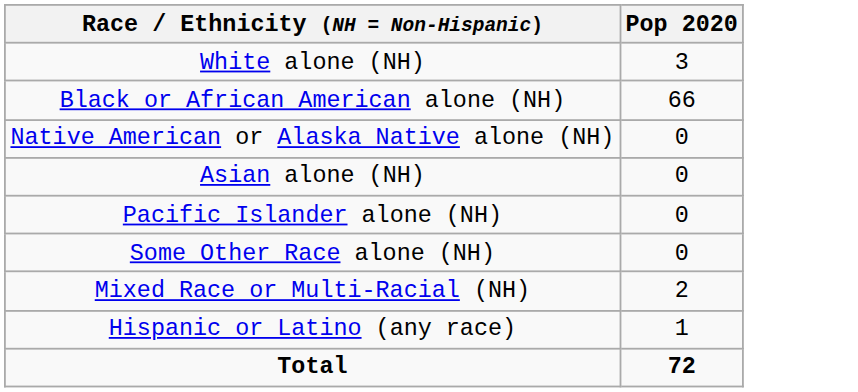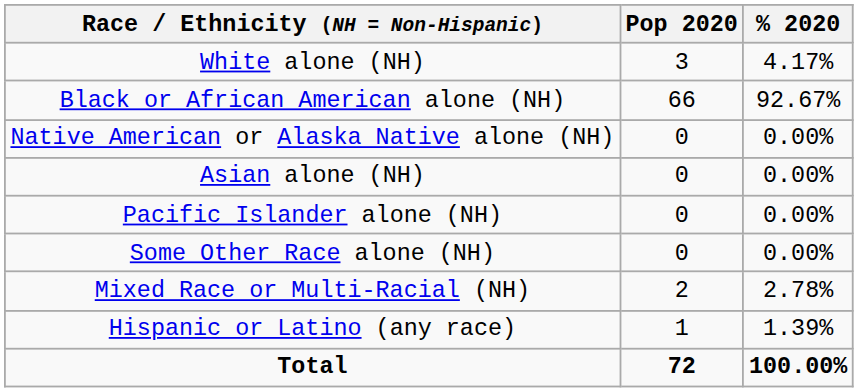+ column: (798, 24)
